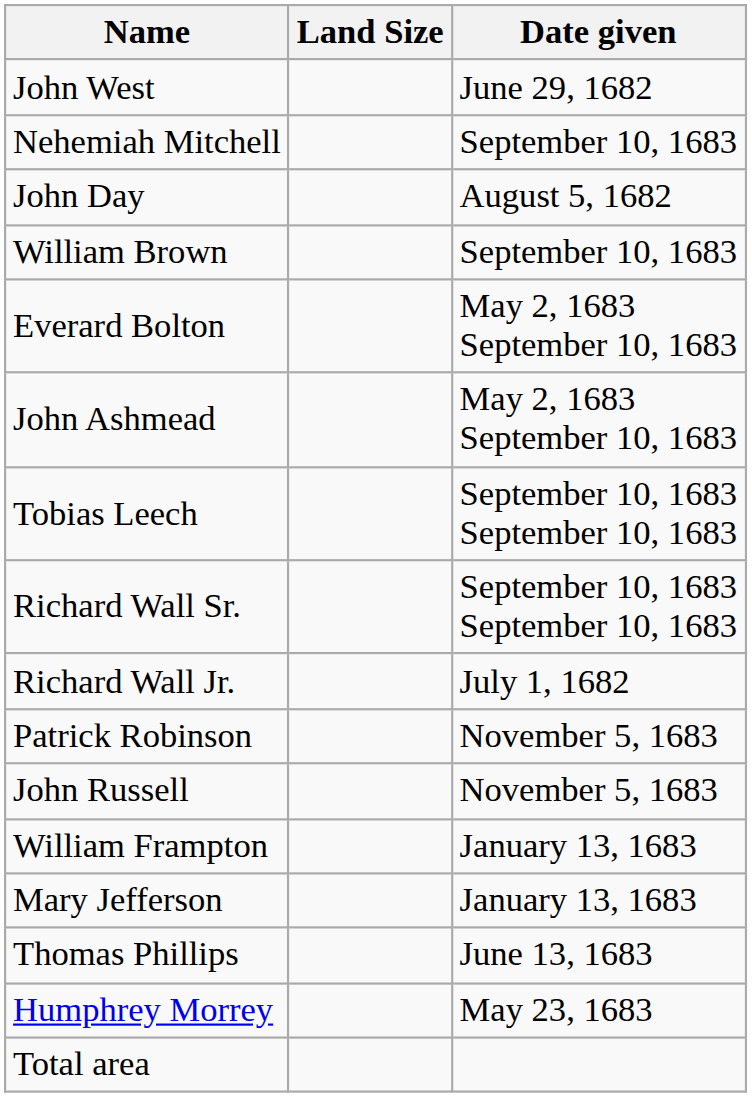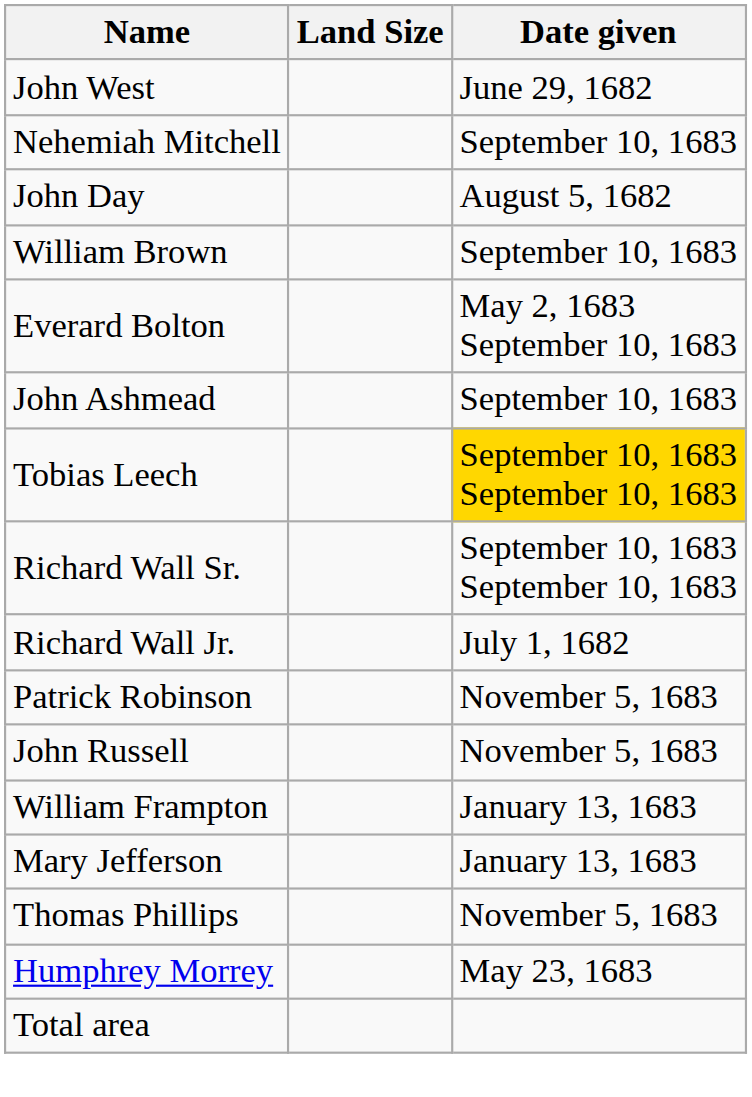(598, 419) May 2, 1683 September 10, 1683 -> (598, 399) September 10, 1683
(598, 512) no background -> (598, 473) gold background
(556, 954) June 13, 1683 -> (589, 915) November 5, 1683
